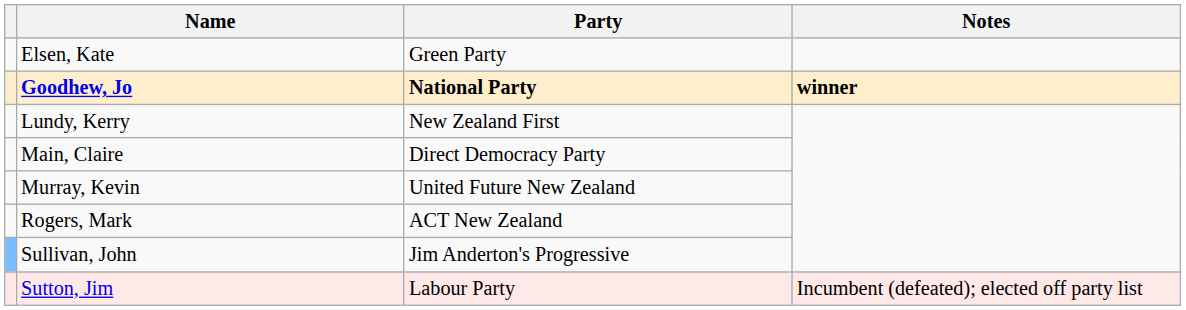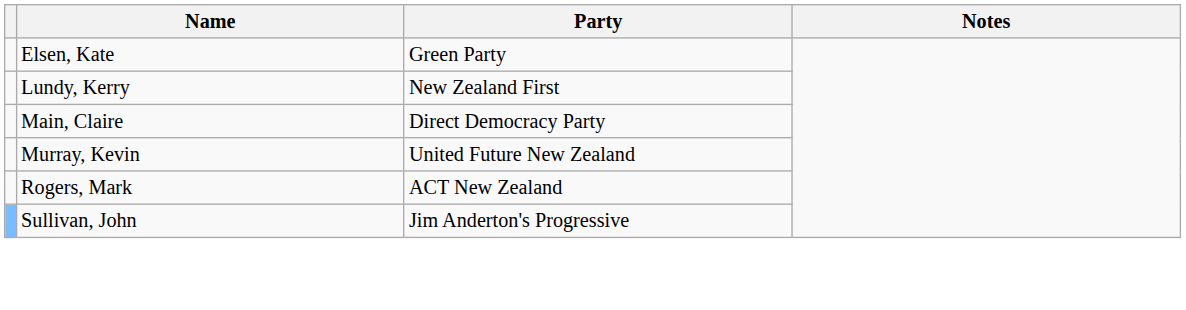- row: (77, 88)
- row: (67, 288)
